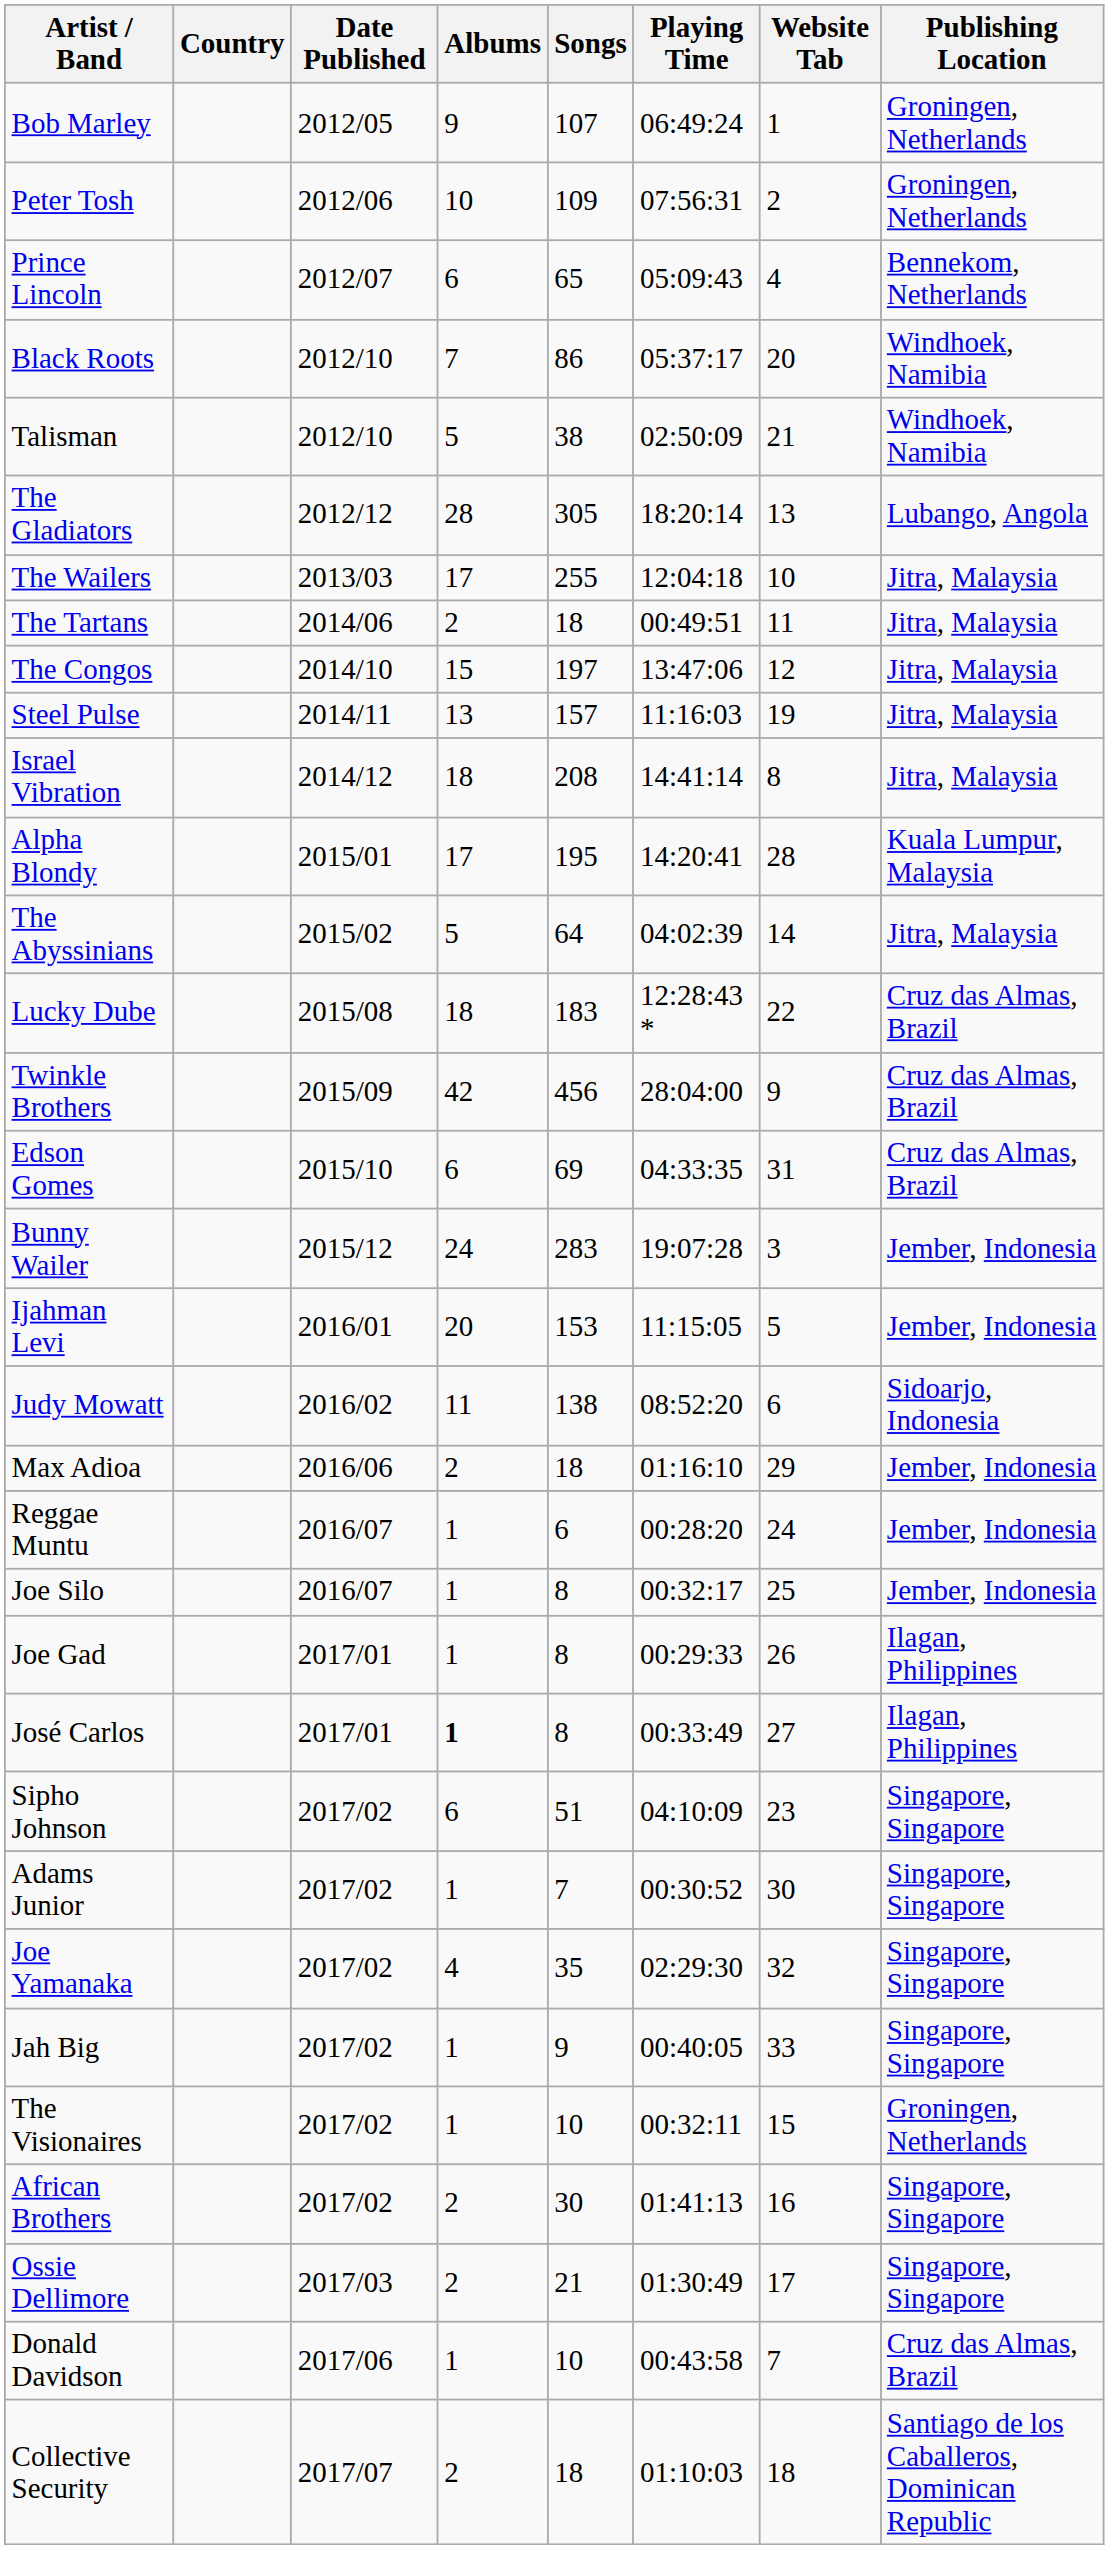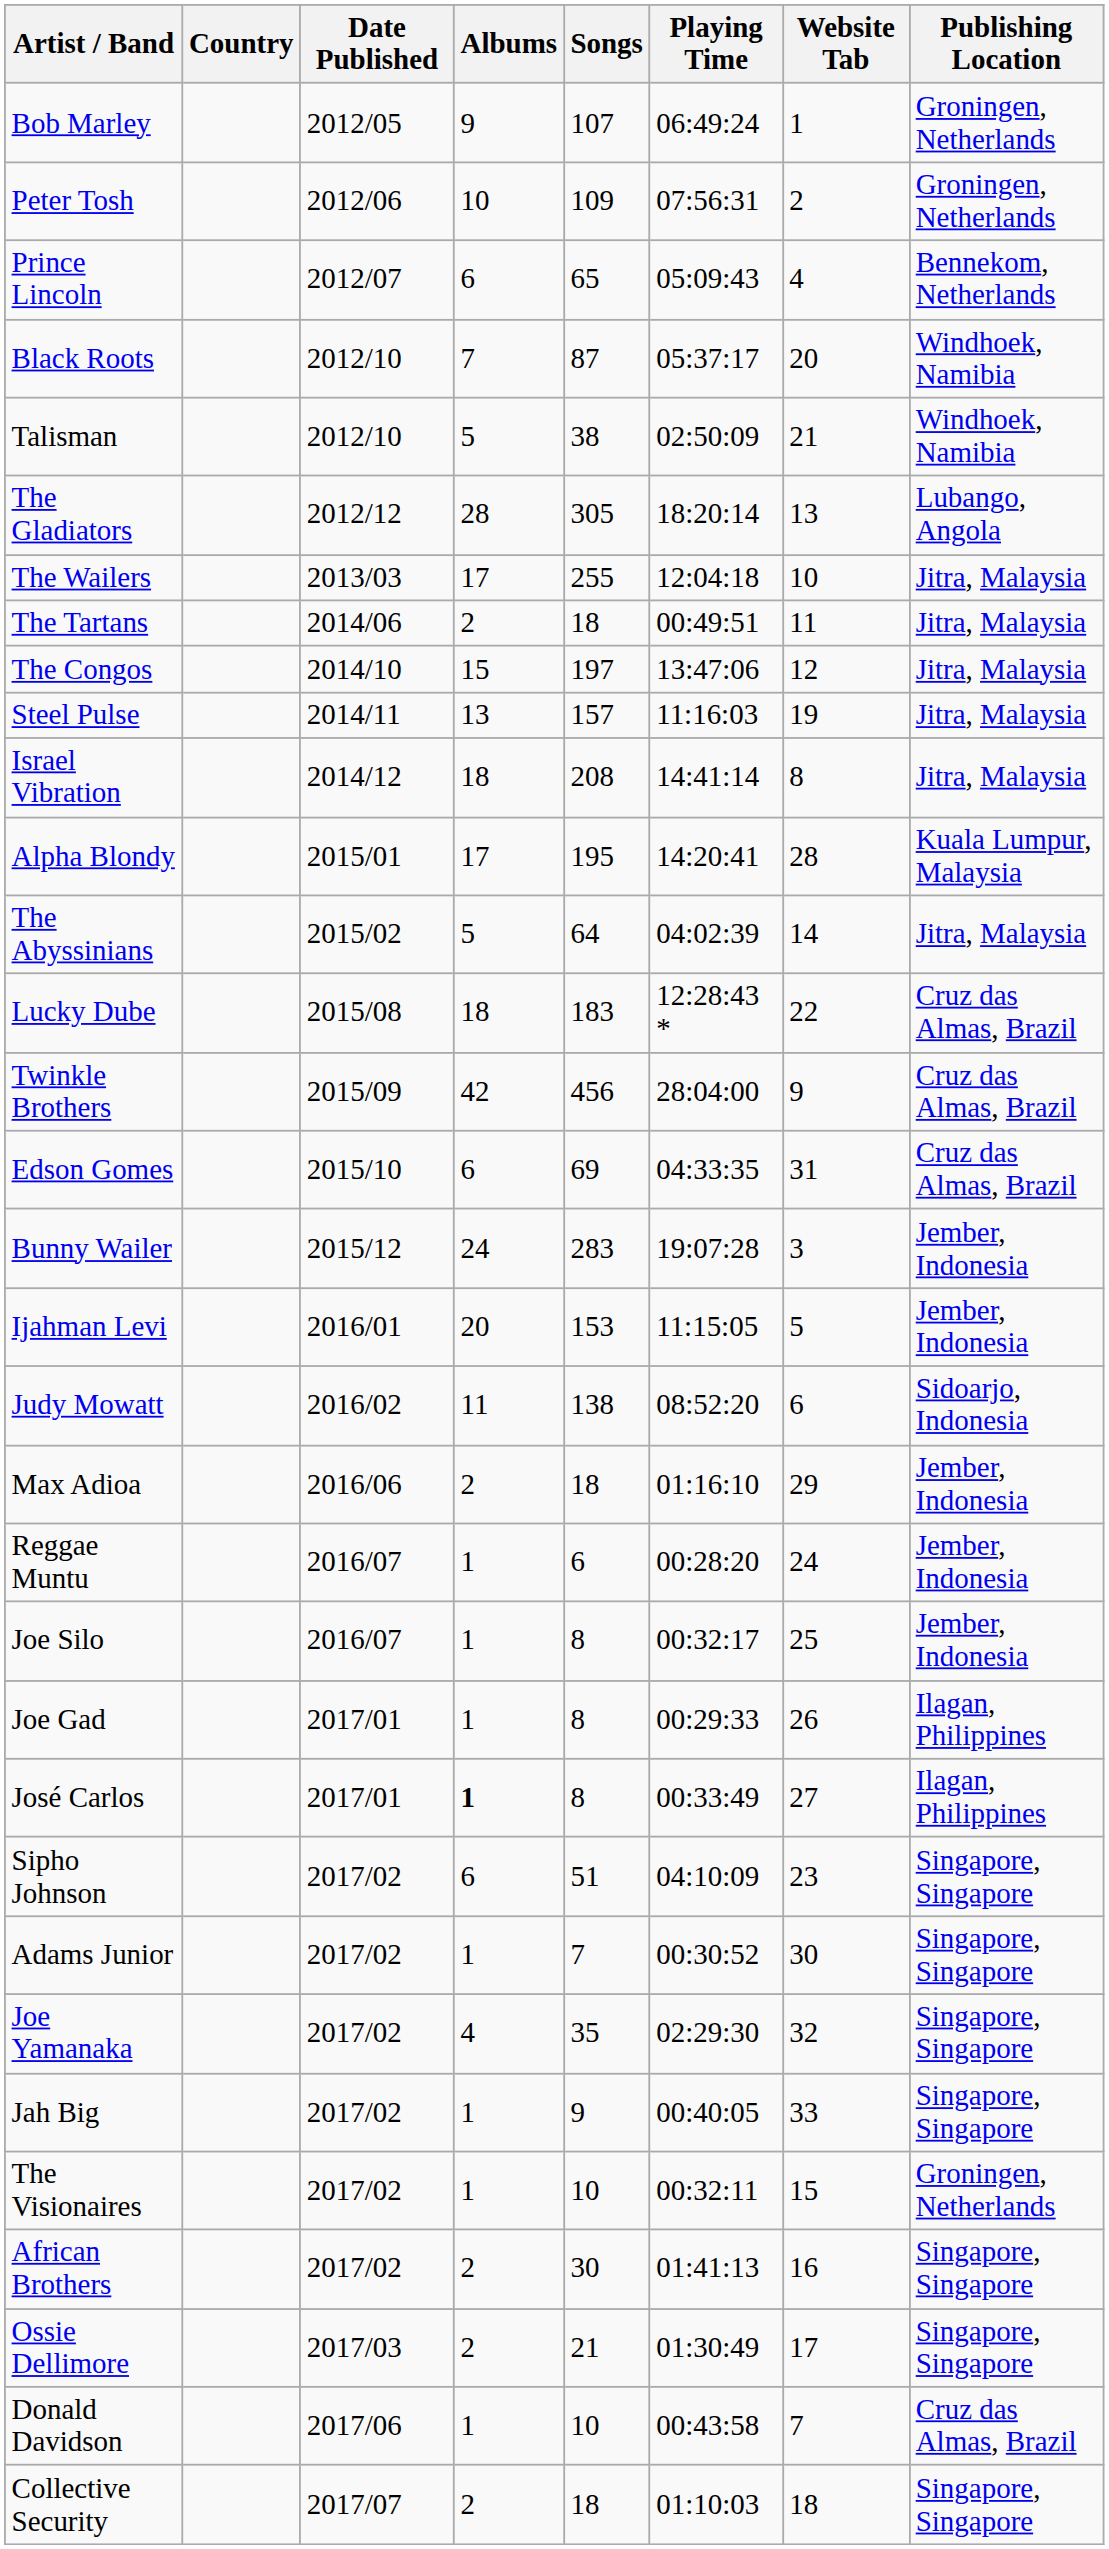(569, 357) 86 -> (585, 357) 87
(975, 2471) Santiago de los Caballeros, Dominican Republic -> (978, 2504) Singapore, Singapore
